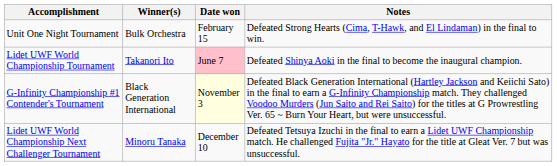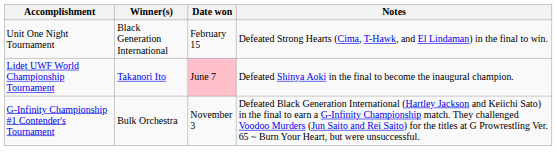(155, 33) Bulk Orchestra -> (143, 39) Black Generation International
(151, 98) Black Generation International -> (147, 120) Bulk Orchestra
(219, 98) lightyellow background -> (211, 120) no background
- row: (53, 142)
